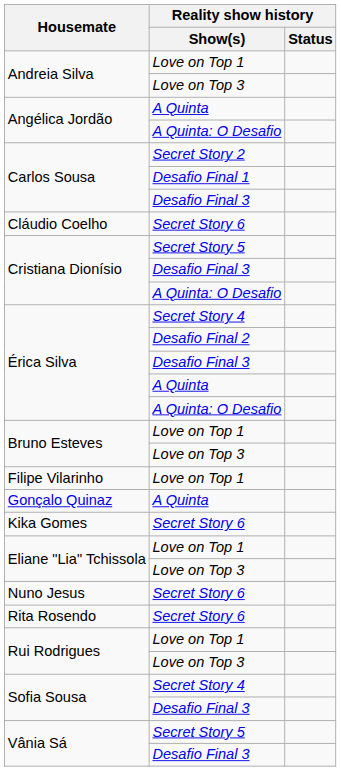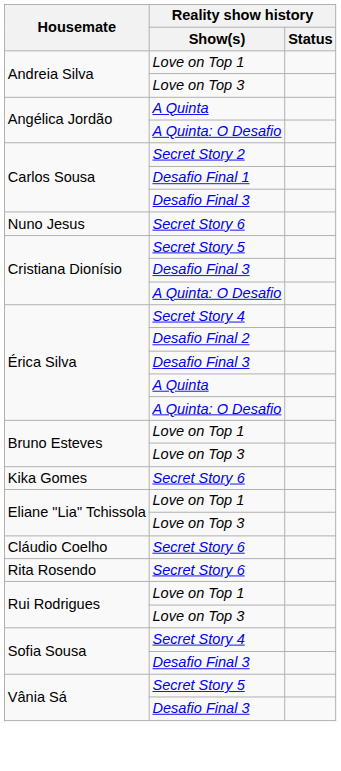rows swapped: (58, 223) <-> (46, 593)
- row: (55, 477)
- row: (60, 500)
